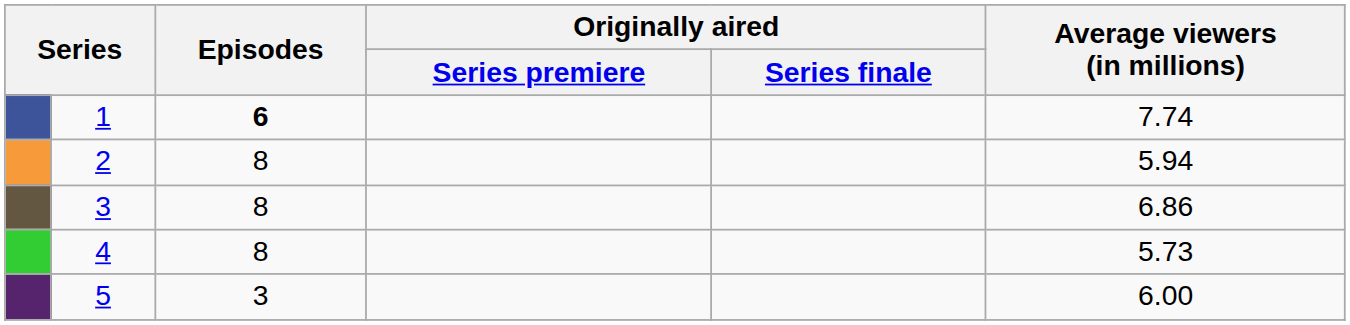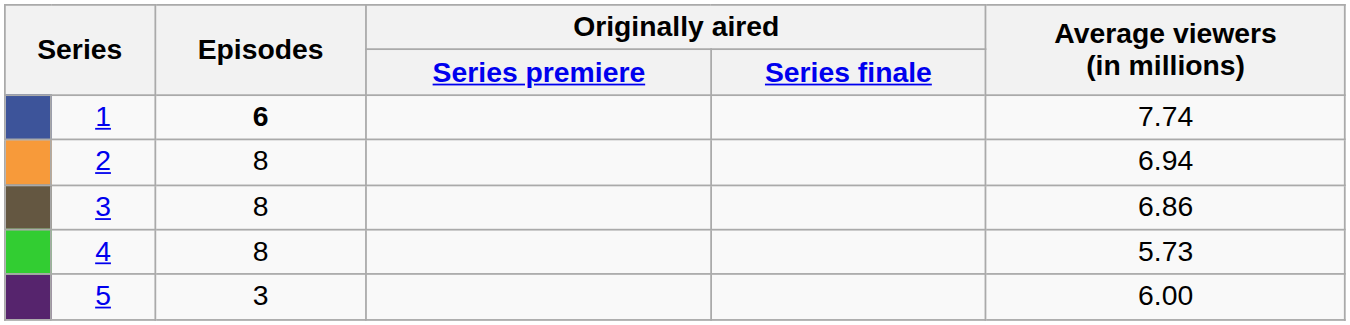(1166, 161) 5.94 -> (1166, 161) 6.94
